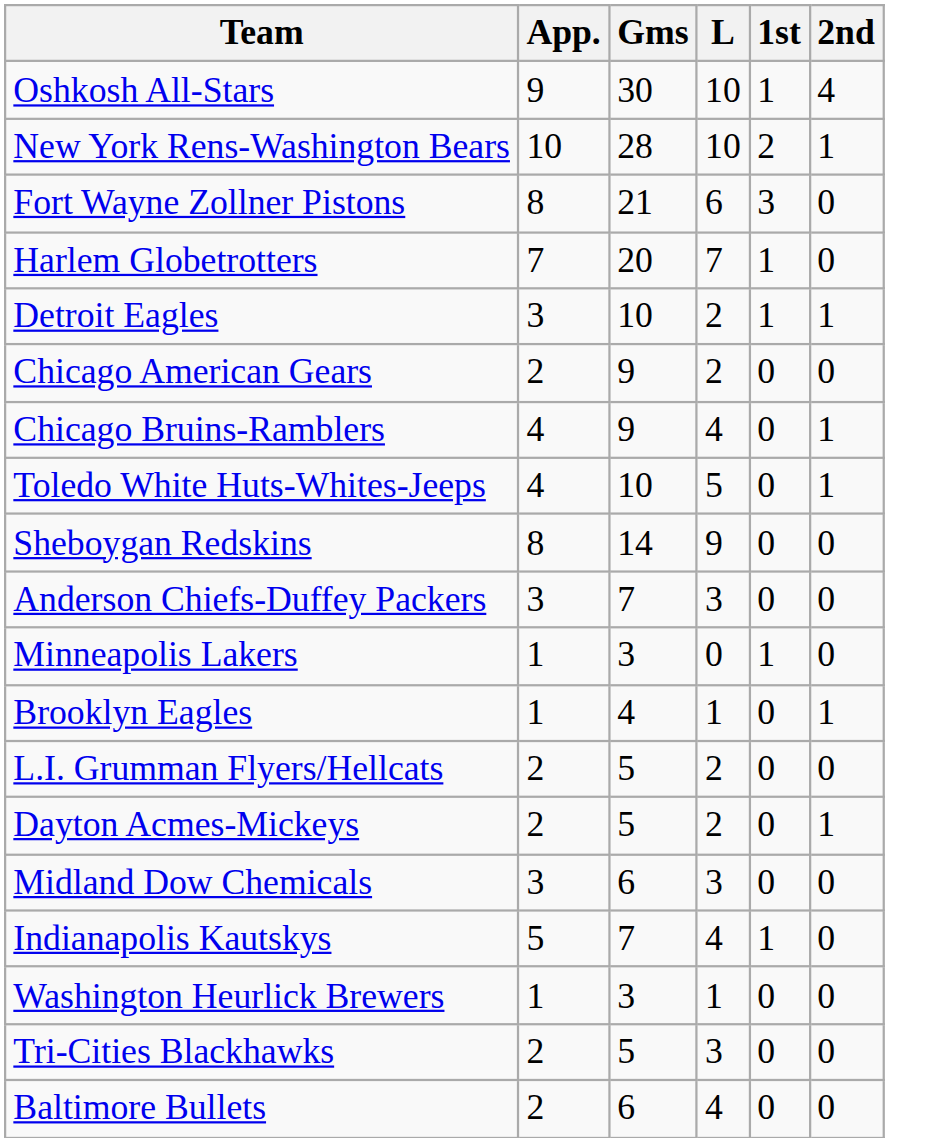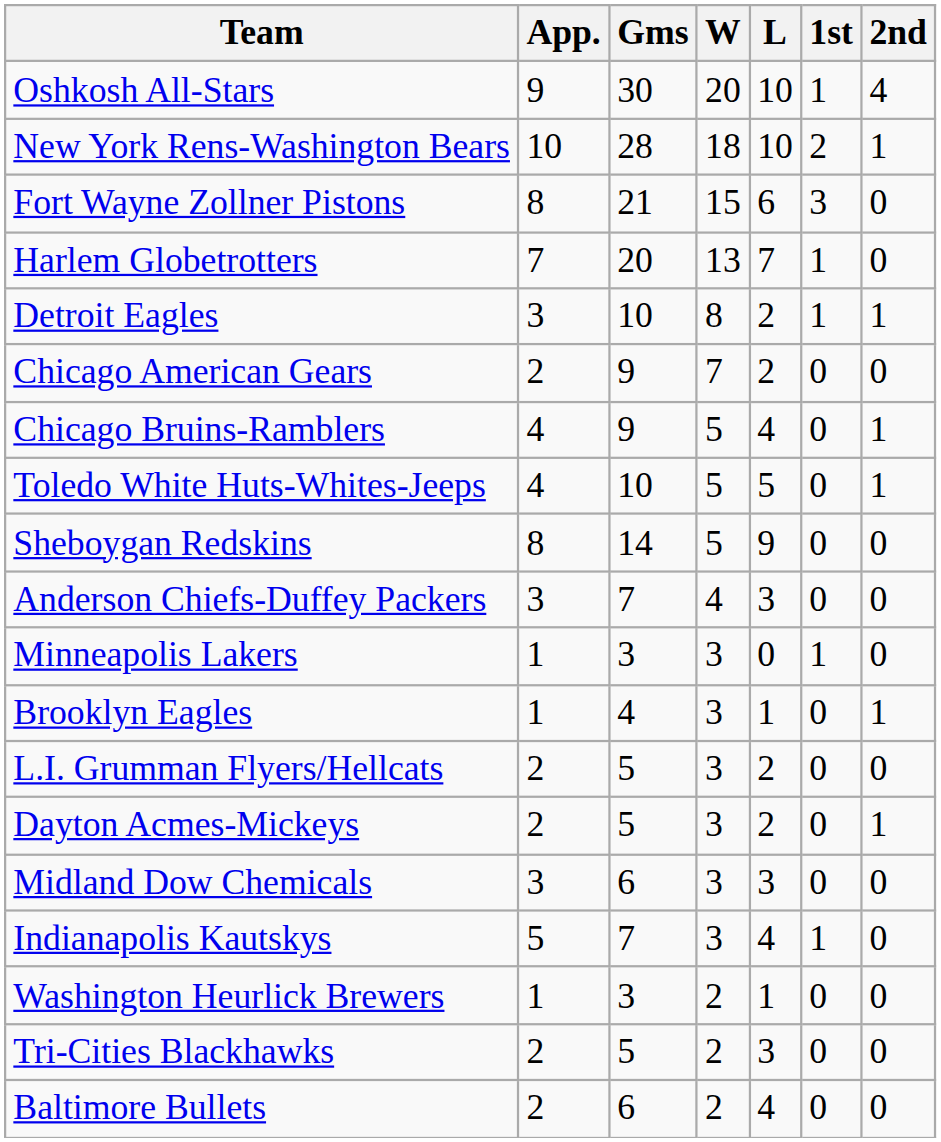+ column: (723, 32)
